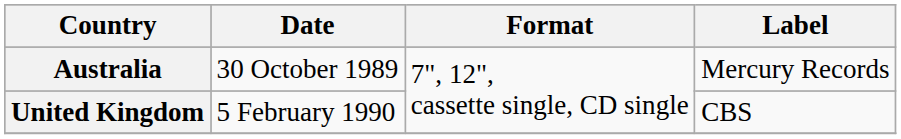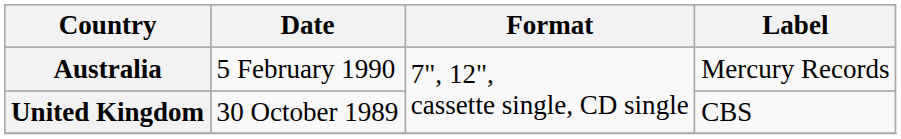(307, 68) 30 October 1989 -> (306, 68) 5 February 1990
(306, 111) 5 February 1990 -> (307, 111) 30 October 1989
